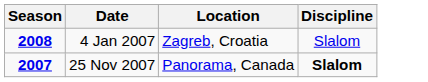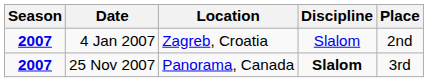+ column: (400, 16)
(35, 40) 2008 -> (35, 40) 2007
